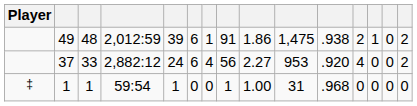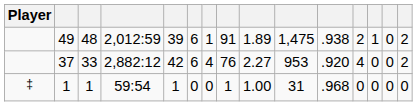(257, 39) 1.86 -> (257, 39) 1.89
(176, 62) 24 -> (176, 62) 42
(228, 62) 56 -> (228, 62) 76
